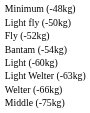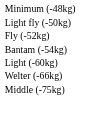- row: (45, 76)
